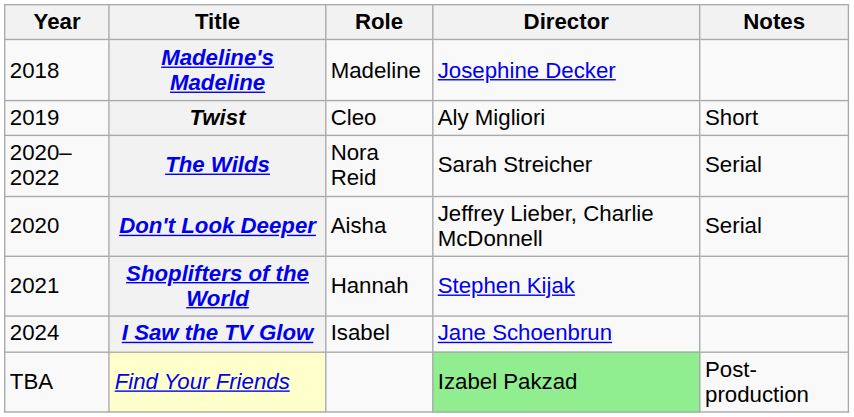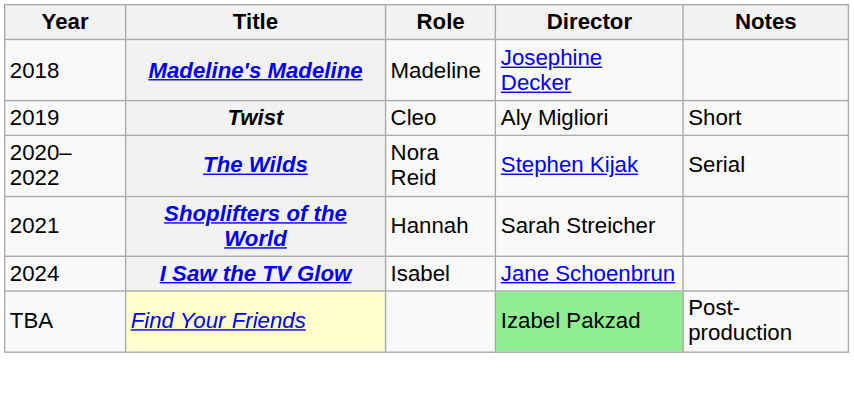(515, 165) Sarah Streicher -> (569, 165) Stephen Kijak
- row: (218, 225)
(506, 286) Stephen Kijak -> (578, 225) Sarah Streicher
